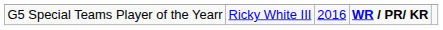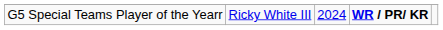(332, 14) 2016 -> (332, 14) 2024
